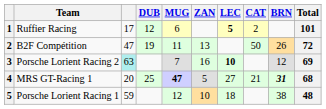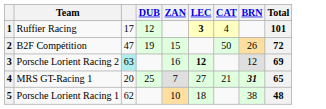- column: (177, 12)
(230, 28) 5 -> (201, 28) 3
(256, 28) 2 -> (226, 28) 4
(205, 45) 13 -> (175, 45) 15
(230, 62) 10 -> (201, 62) 12
(205, 78) 5 -> (175, 78) 7
(308, 78) 68 -> (278, 78) 65
(129, 95) 59 -> (129, 95) 62
